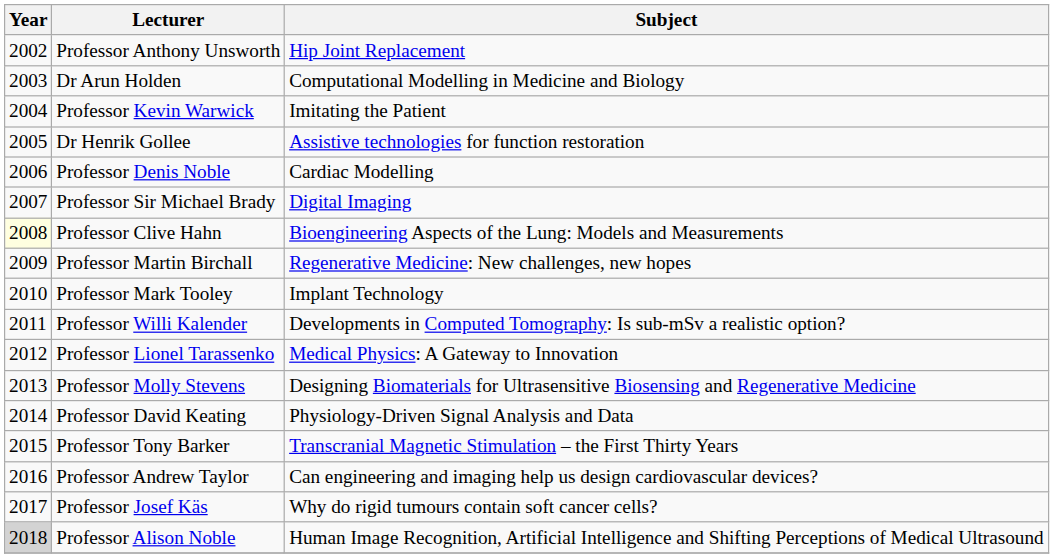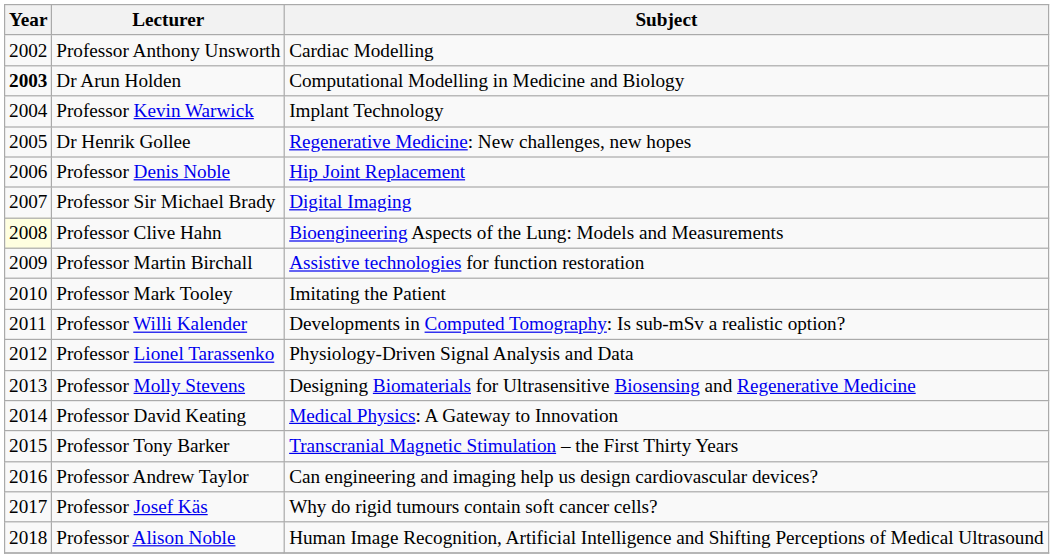(377, 50) Hip Joint Replacement -> (361, 50) Cardiac Modelling
(28, 80) normal -> (28, 80) bold
(368, 111) Imitating the Patient -> (366, 111) Implant Technology
(467, 141) Assistive technologies for function restoration -> (490, 141) Regenerative Medicine: New challenges, new hopes
(361, 171) Cardiac Modelling -> (377, 171) Hip Joint Replacement
(490, 263) Regenerative Medicine: New challenges, new hopes -> (467, 263) Assistive technologies for function restoration
(366, 293) Implant Technology -> (368, 293) Imitating the Patient
(454, 354) Medical Physics: A Gateway to Innovation -> (461, 354) Physiology-Driven Signal Analysis and Data
(461, 415) Physiology-Driven Signal Analysis and Data -> (454, 415) Medical Physics: A Gateway to Innovation
(28, 537) lightgrey background -> (28, 537) no background
